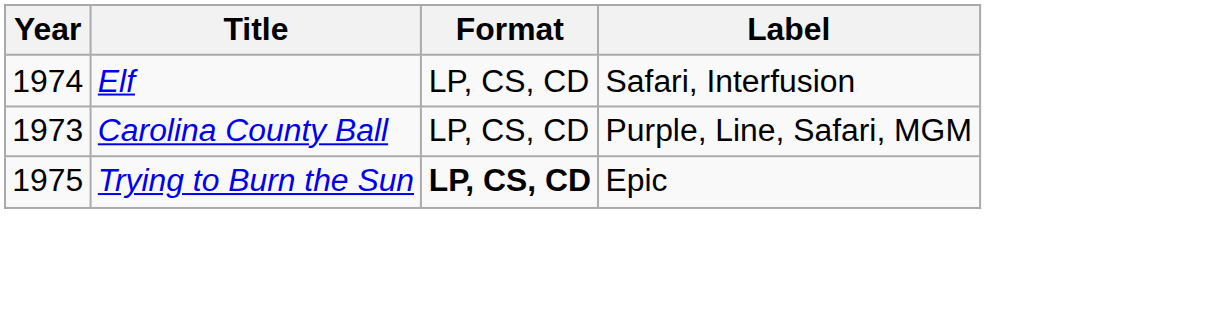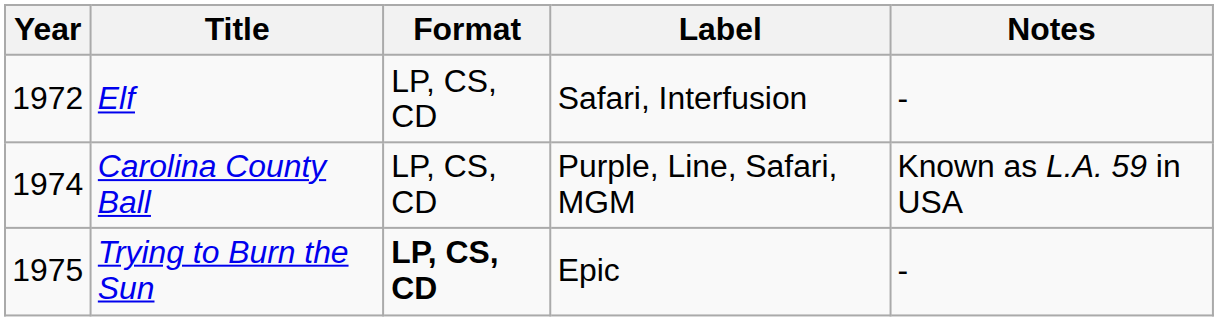+ column: (1052, 29)
(48, 80) 1974 -> (48, 98) 1972
(48, 130) 1973 -> (48, 184) 1974
